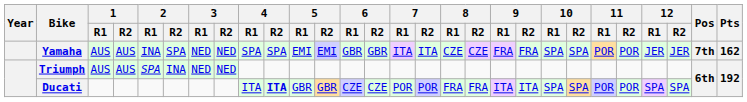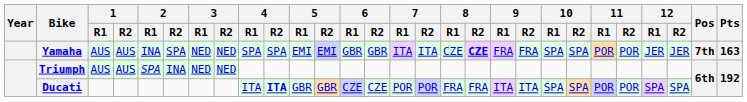(478, 50) normal -> (478, 50) bold
(730, 50) 162 -> (730, 50) 163
